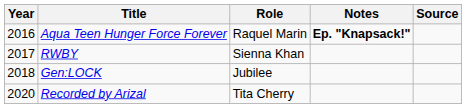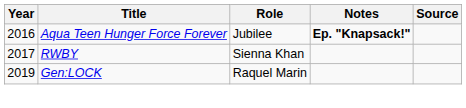(270, 34) Raquel Marin -> (252, 34) Jubilee
(21, 73) 2018 -> (21, 73) 2019
(252, 73) Jubilee -> (270, 73) Raquel Marin
- row: (93, 93)
